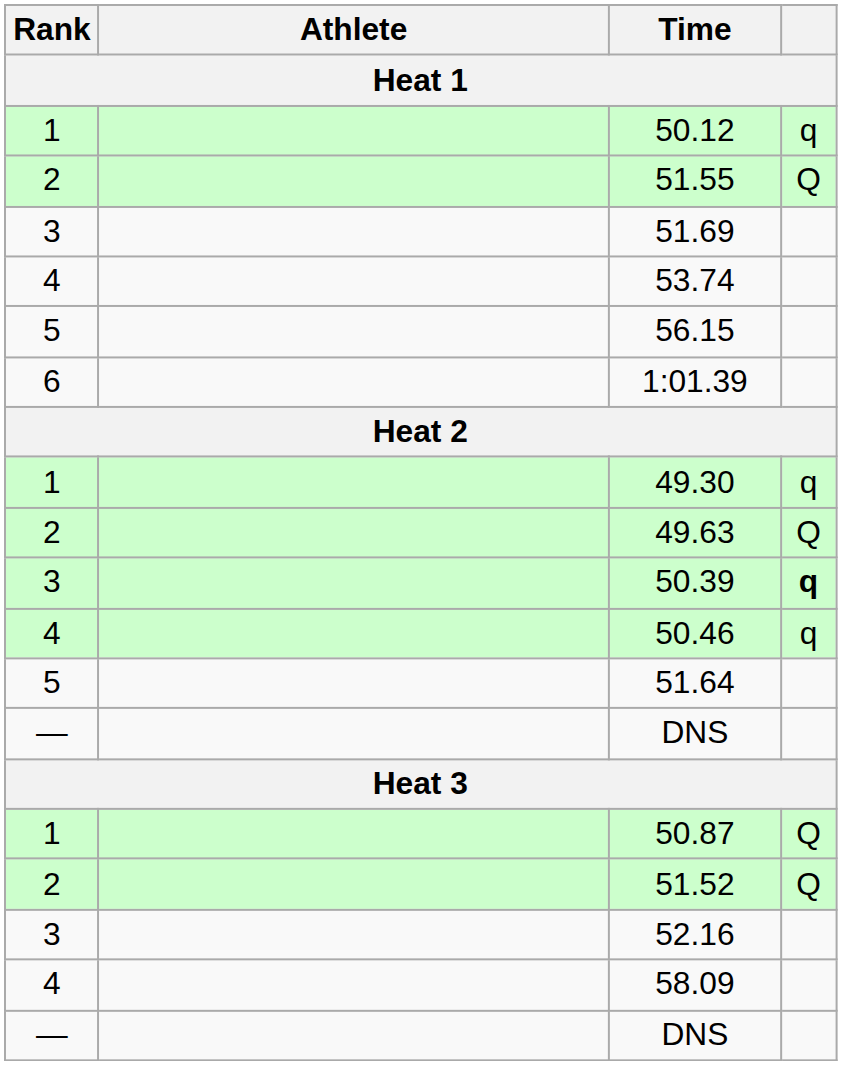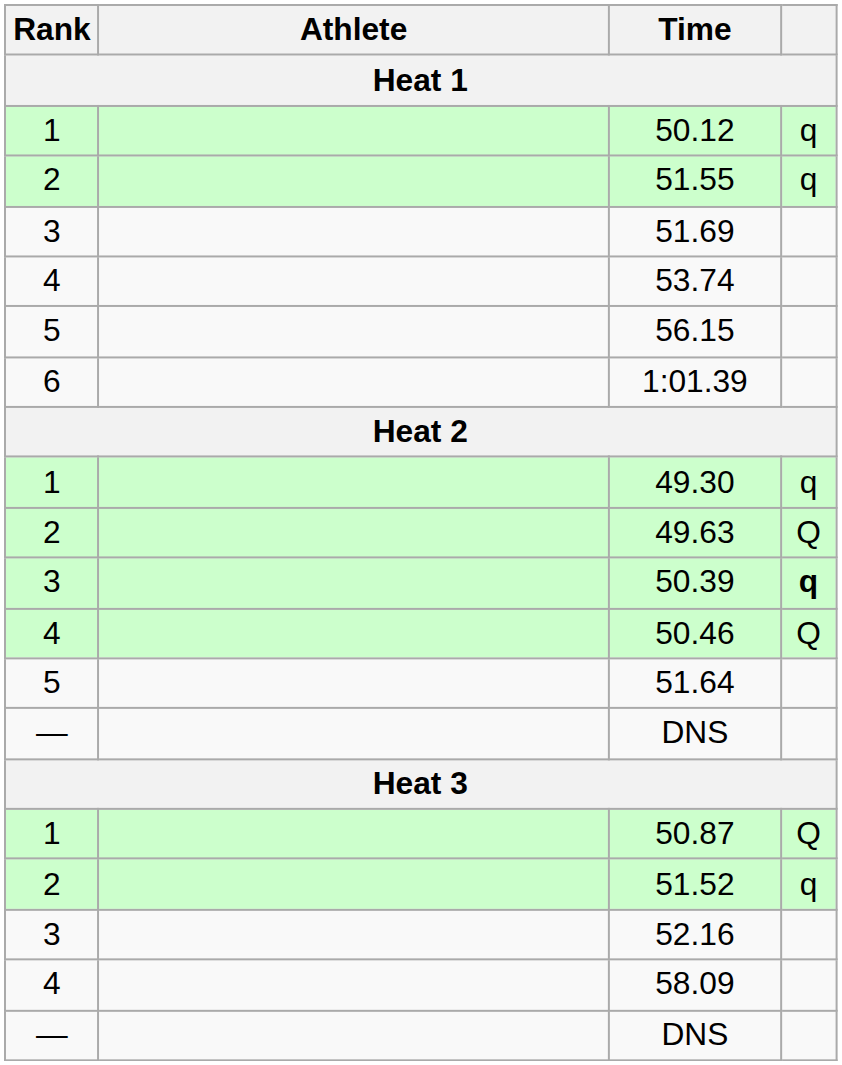(808, 180) Q -> (808, 180) q
(808, 632) q -> (808, 632) Q
(808, 883) Q -> (808, 883) q
